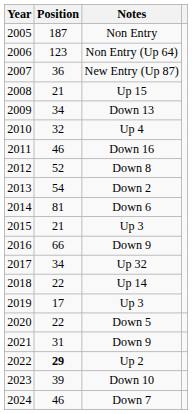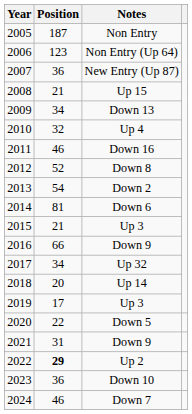(58, 284) 22 -> (58, 284) 20
(58, 380) 39 -> (58, 380) 36
